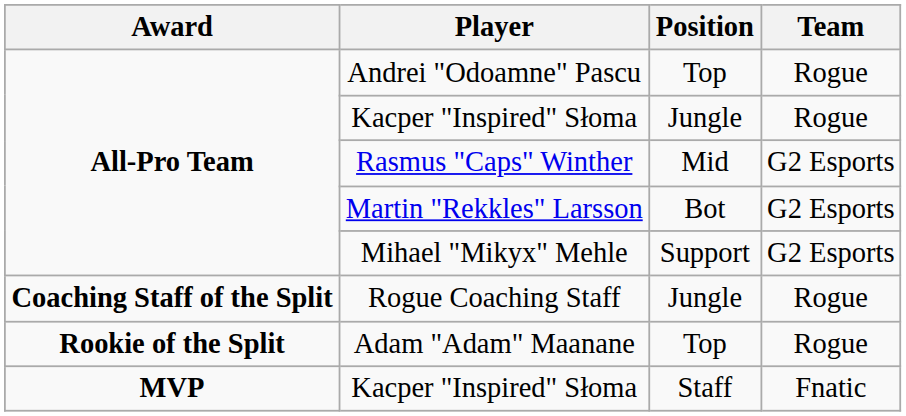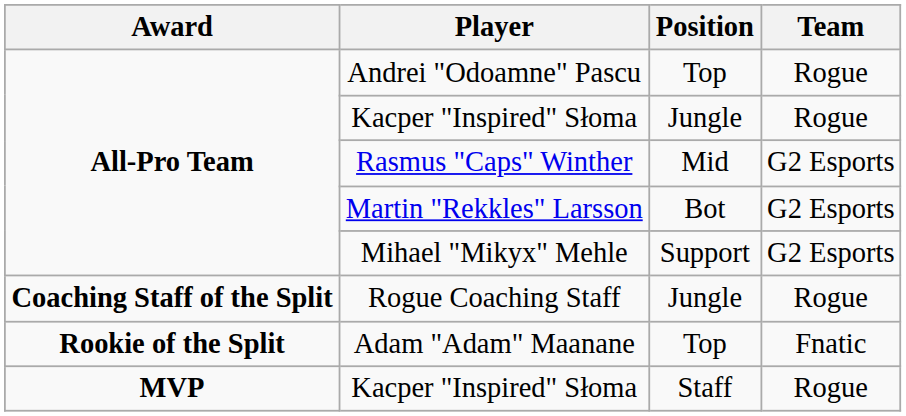(831, 343) Rogue -> (831, 343) Fnatic
(831, 388) Fnatic -> (831, 388) Rogue
